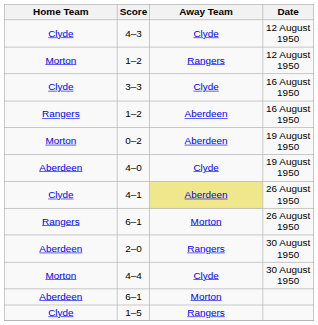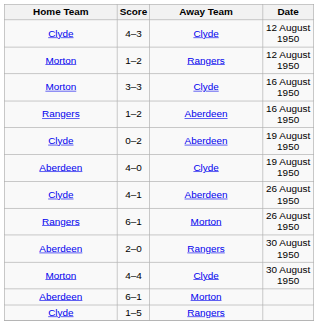(61, 87) Clyde -> (61, 87) Morton
(61, 141) Morton -> (61, 141) Clyde
(206, 195) khaki background -> (206, 195) no background
